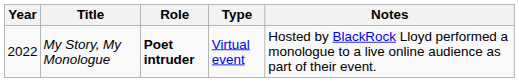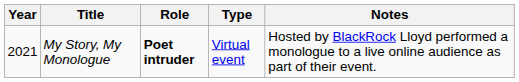(22, 51) 2022 -> (22, 51) 2021
